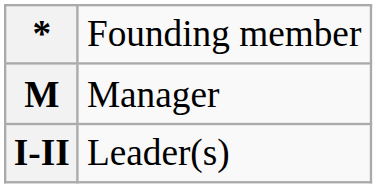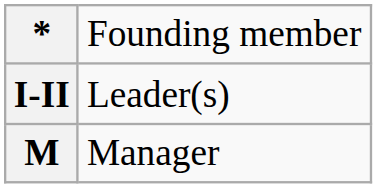rows swapped: (42, 152) <-> (42, 93)
